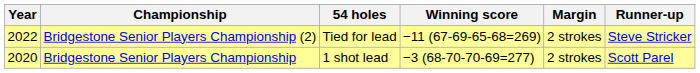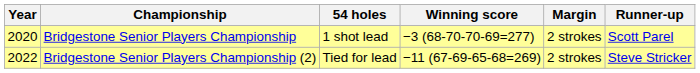rows swapped: (170, 57) <-> (180, 36)
